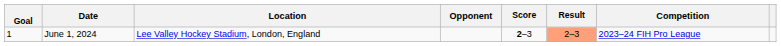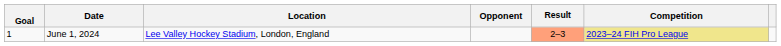- column: (524, 16)
(650, 35) no background -> (637, 35) khaki background
